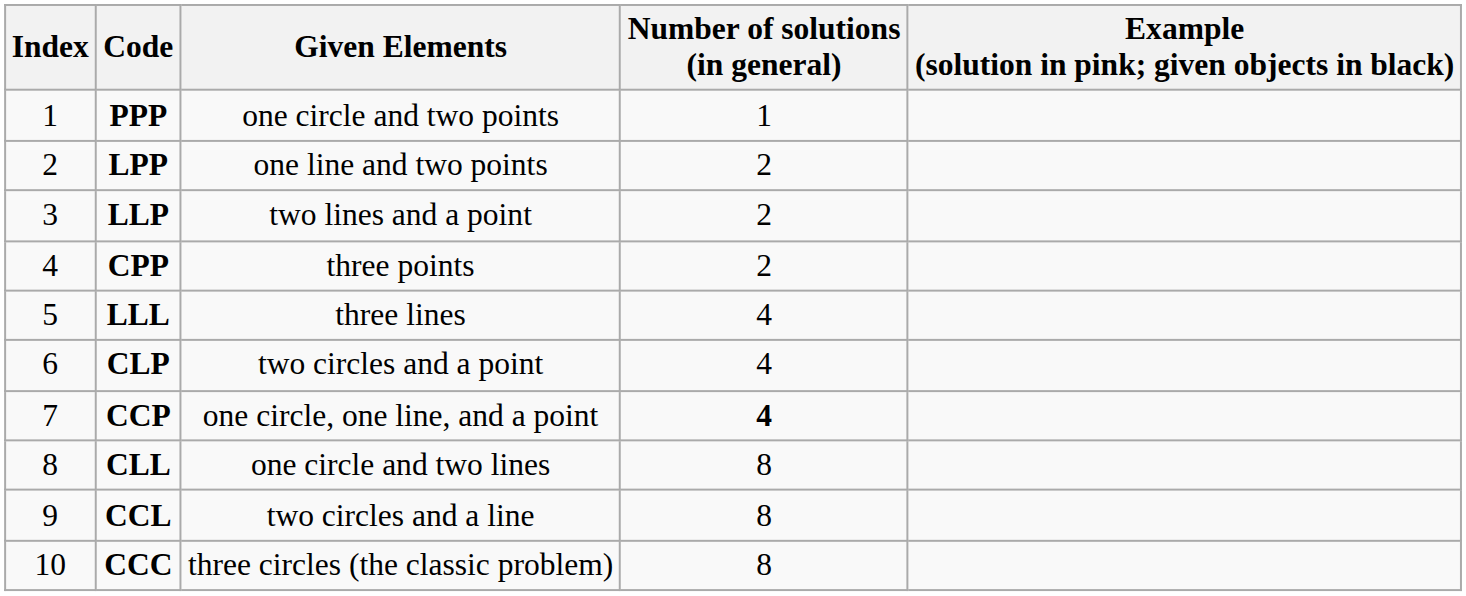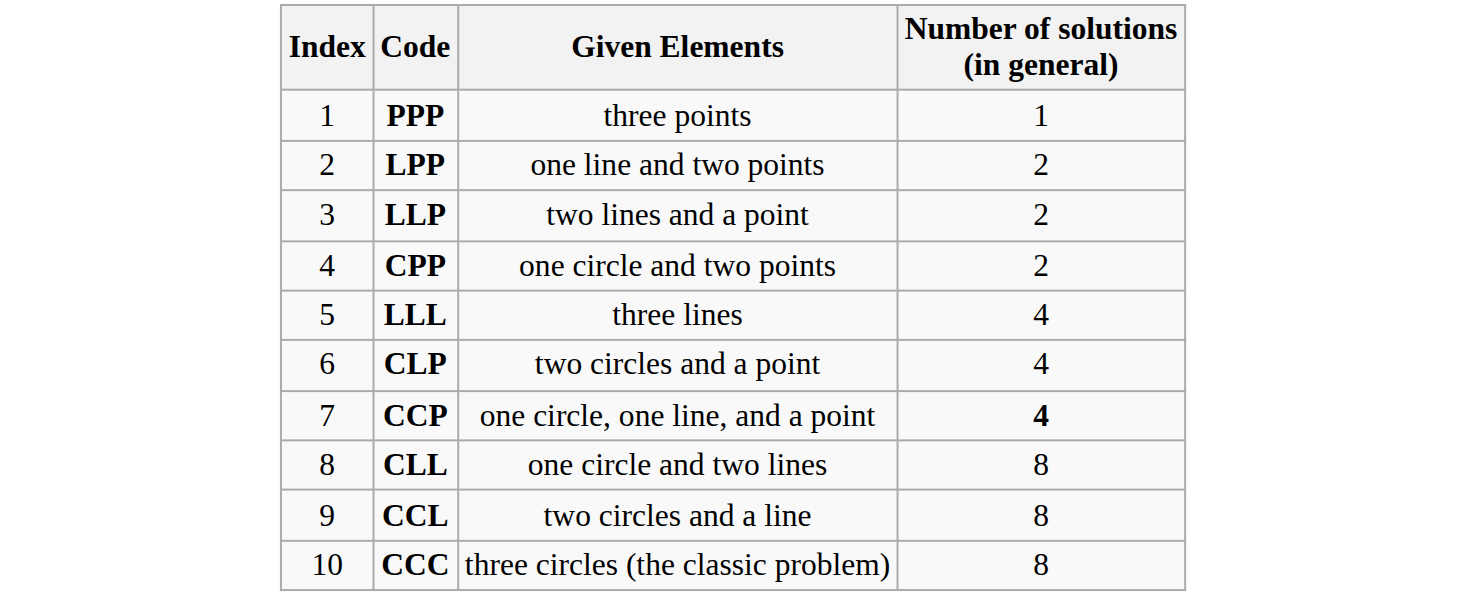- column: (1185, 47)
(401, 114) one circle and two points -> (678, 114) three points
(401, 264) three points -> (678, 264) one circle and two points
